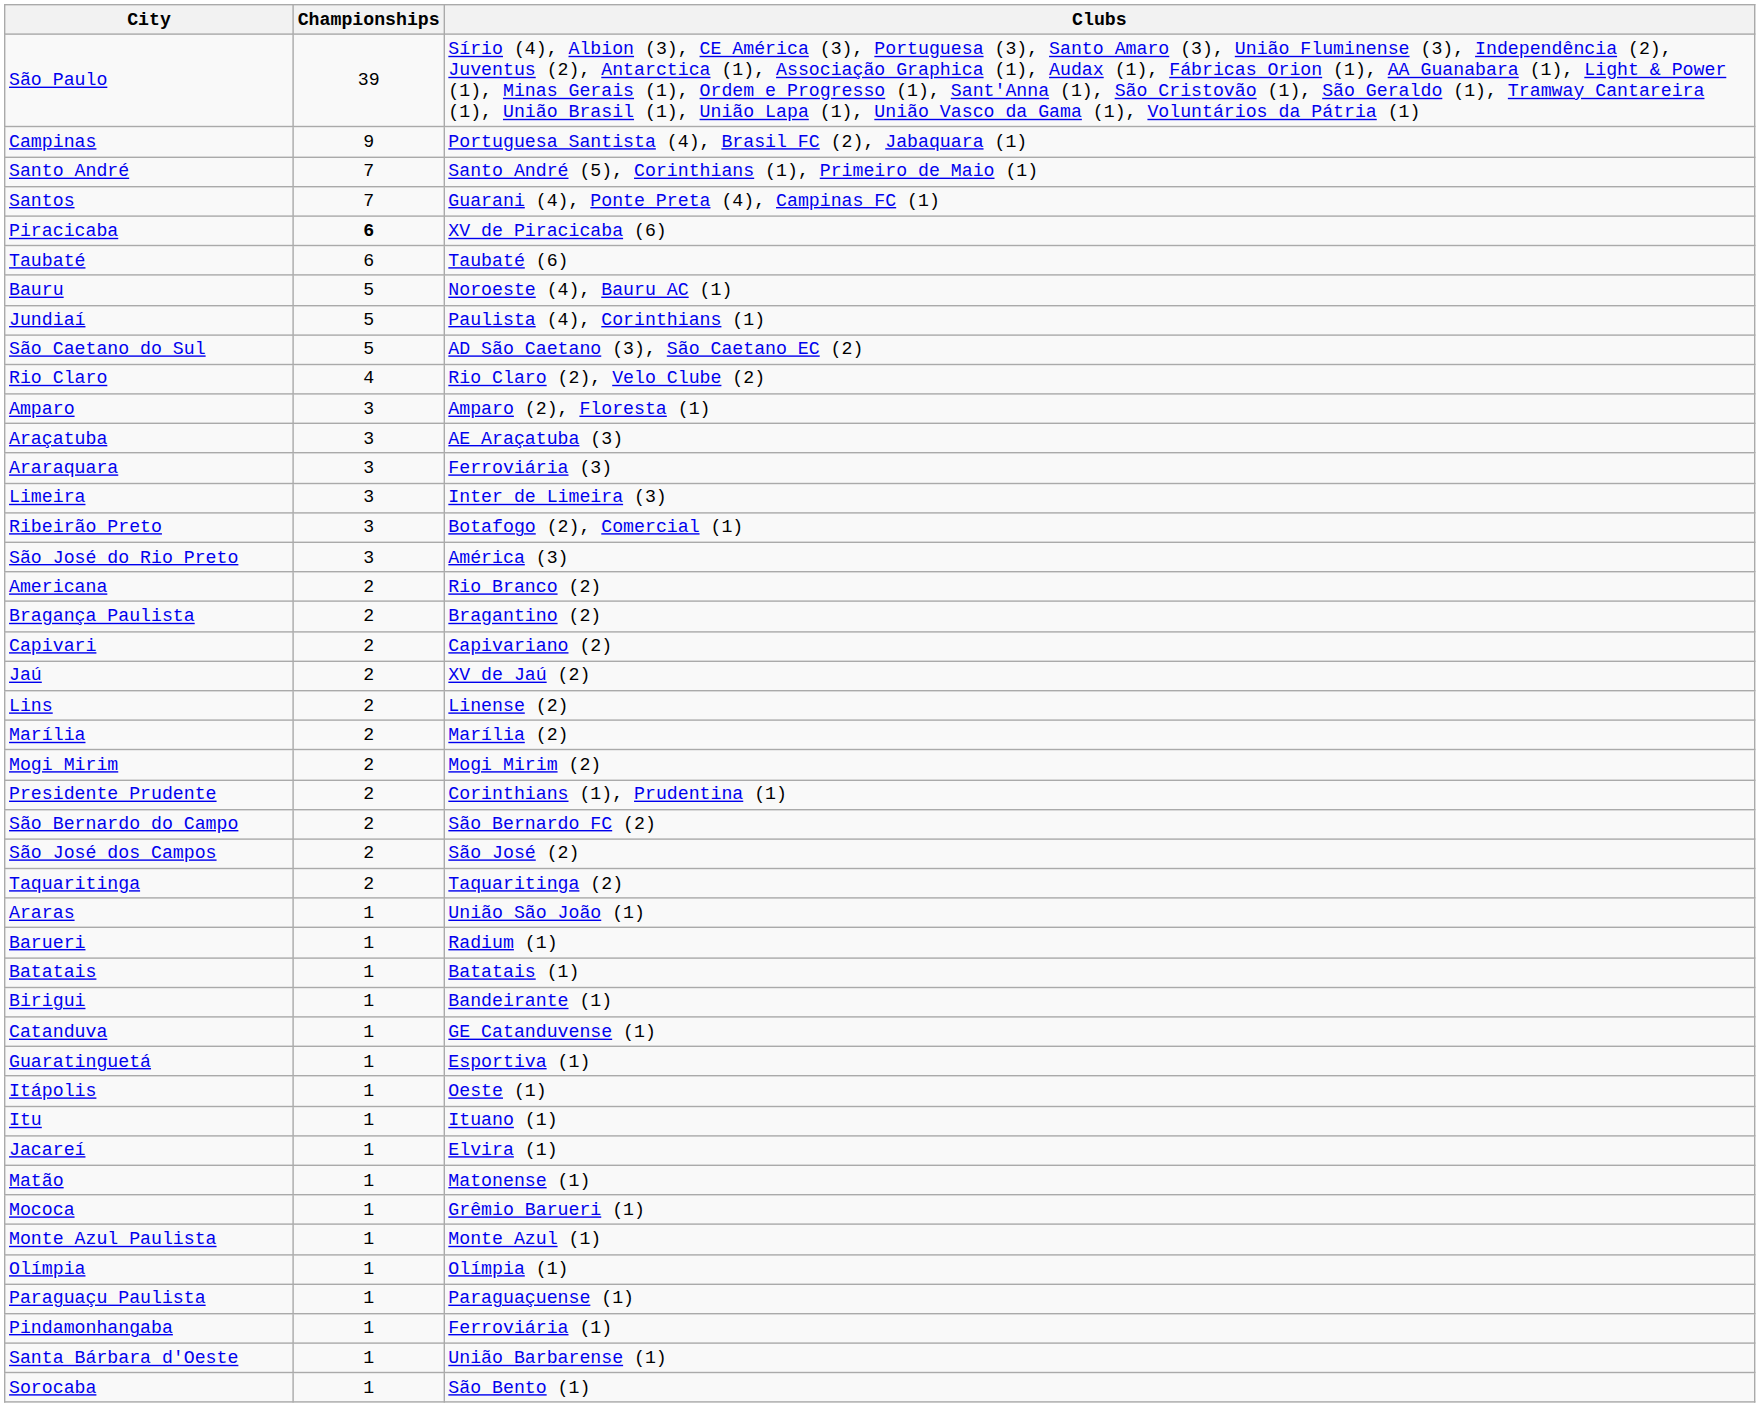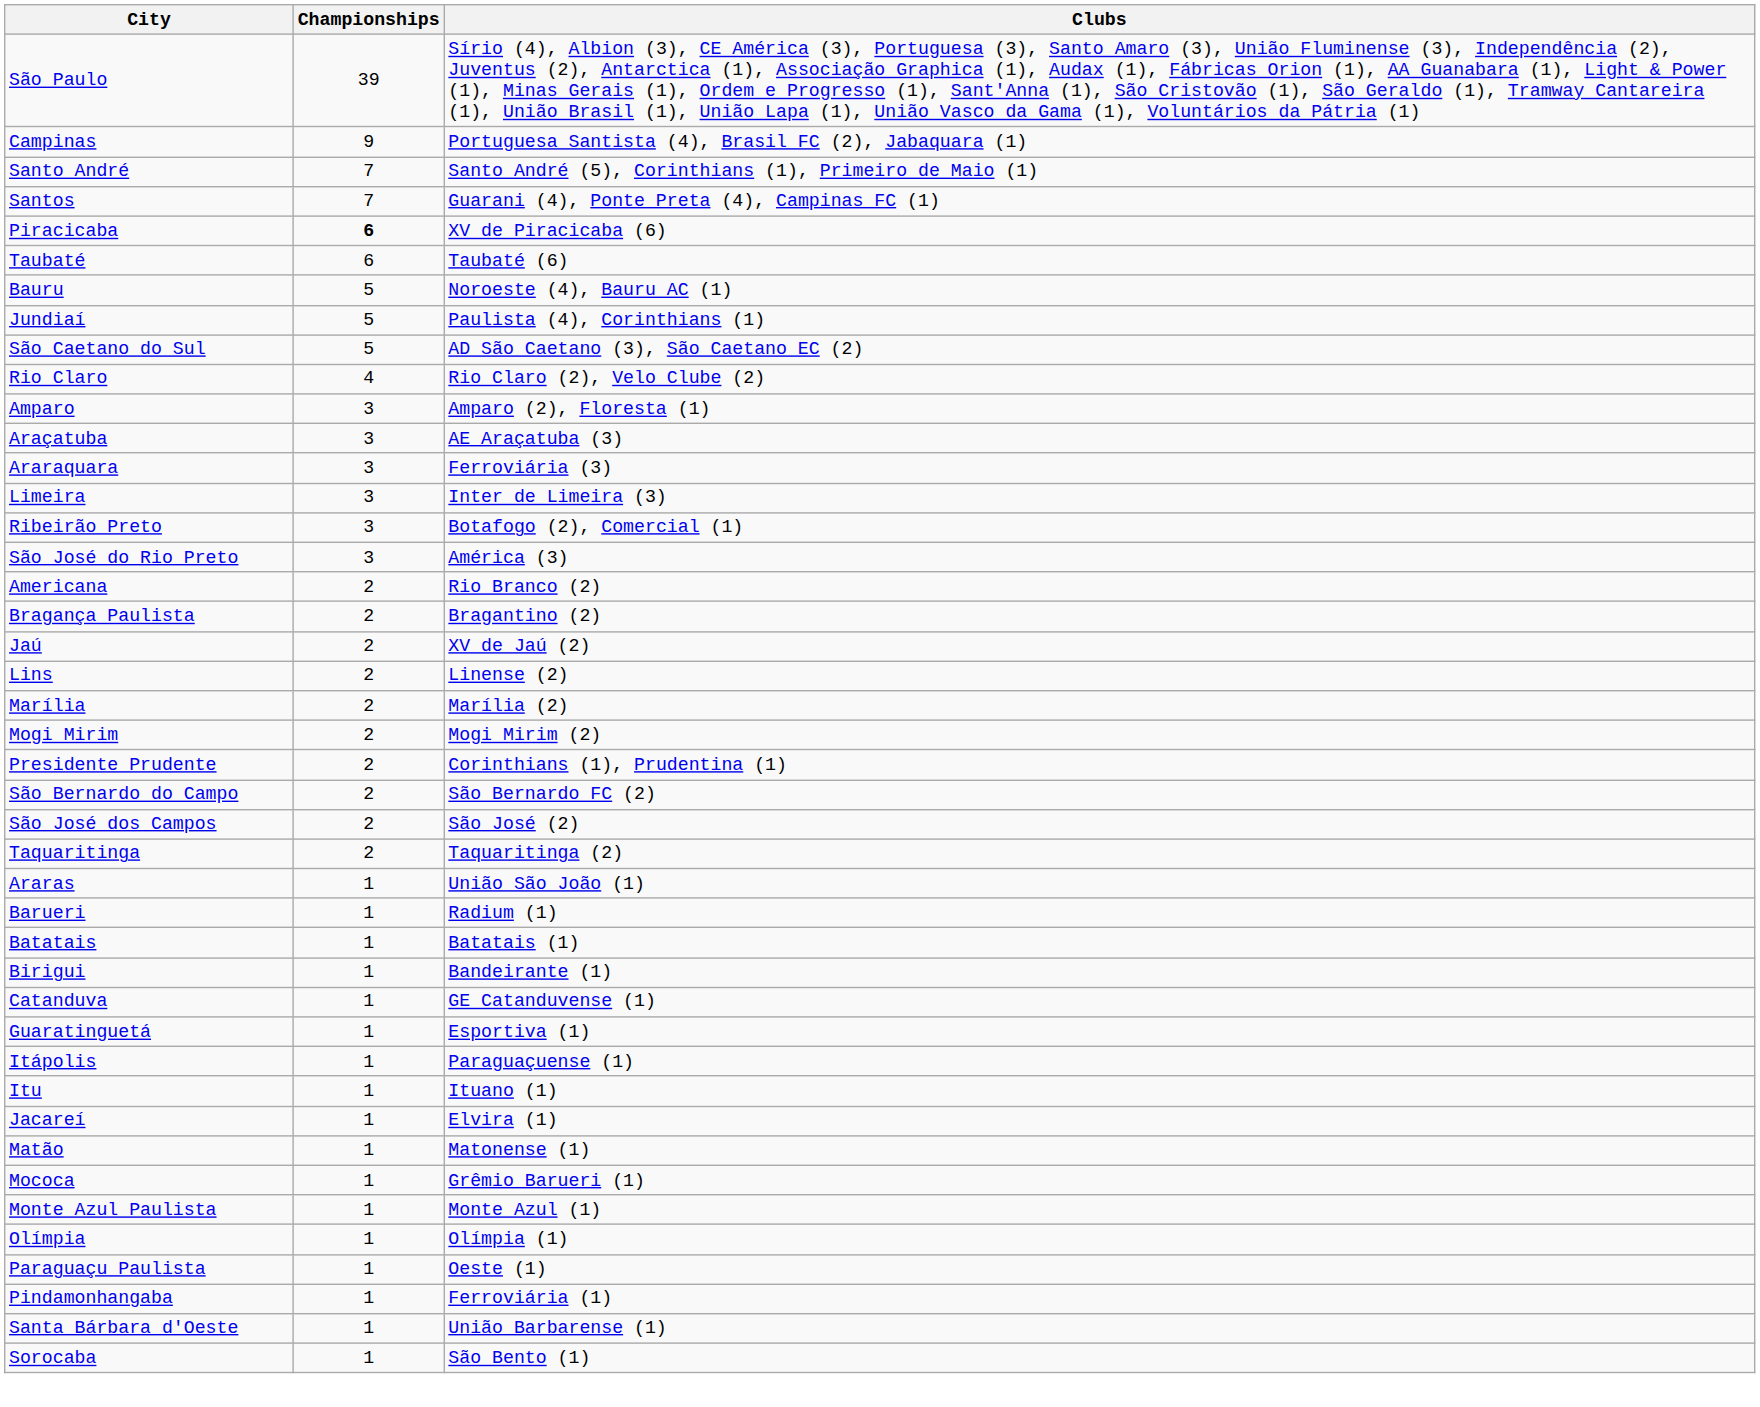- row: (53, 646)
(498, 1091) Oeste (1) -> (541, 1061) Paraguaçuense (1)
(541, 1299) Paraguaçuense (1) -> (498, 1269) Oeste (1)
